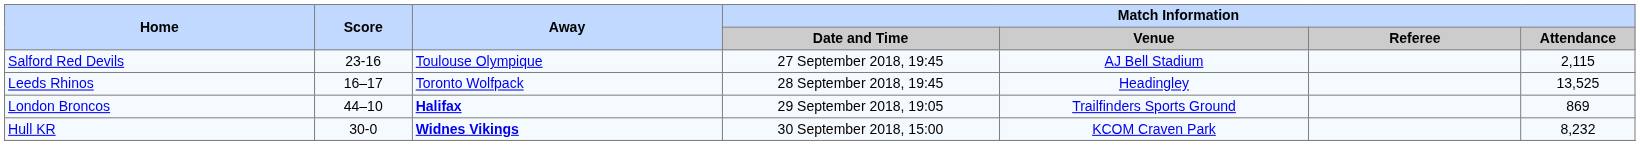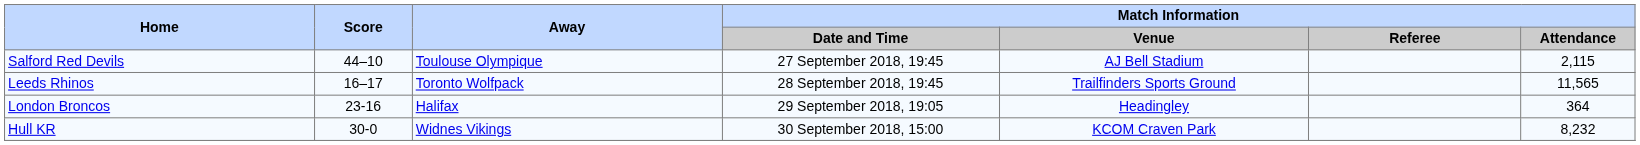(363, 61) 23-16 -> (363, 61) 44–10
(1154, 84) Headingley -> (1154, 84) Trailfinders Sports Ground
(1578, 84) 13,525 -> (1578, 84) 11,565
(363, 106) 44–10 -> (363, 106) 23-16
(439, 106) bold -> (437, 106) normal
(1154, 106) Trailfinders Sports Ground -> (1154, 106) Headingley
(1578, 106) 869 -> (1578, 106) 364
(467, 129) bold -> (463, 129) normal
